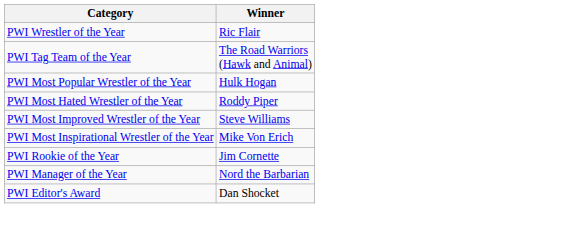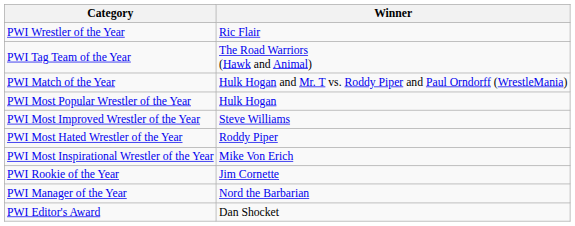+ row: (61, 82)
rows swapped: (95, 100) <-> (104, 119)
